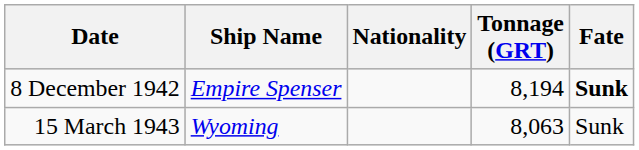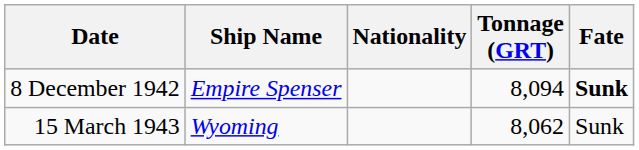(537, 88) 8,194 -> (537, 88) 8,094
(537, 125) 8,063 -> (537, 125) 8,062
